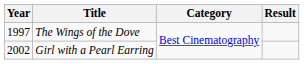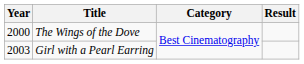(19, 31) 1997 -> (19, 31) 2000
(19, 50) 2002 -> (19, 50) 2003
